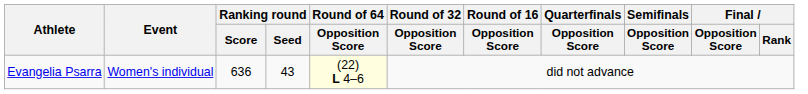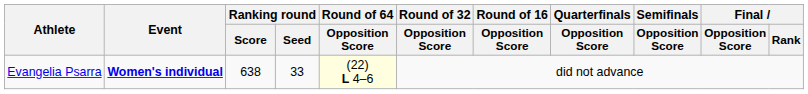(160, 72) normal -> (165, 72) bold
(241, 72) 636 -> (251, 72) 638
(288, 72) 43 -> (297, 72) 33
